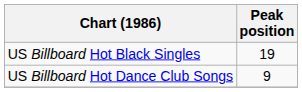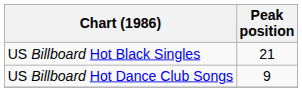(267, 53) 19 -> (267, 53) 21
